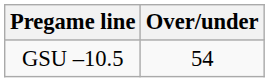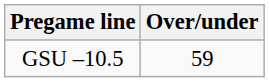(202, 58) 54 -> (202, 58) 59
